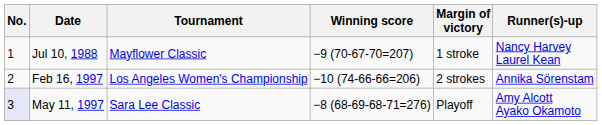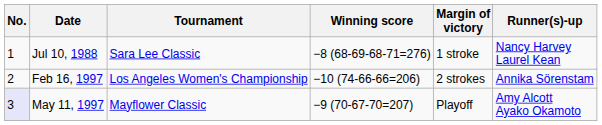(158, 53) Mayflower Classic -> (155, 53) Sara Lee Classic
(363, 53) −9 (70-67-70=207) -> (372, 53) −8 (68-69-68-71=276)
(155, 105) Sara Lee Classic -> (158, 105) Mayflower Classic
(372, 105) −8 (68-69-68-71=276) -> (363, 105) −9 (70-67-70=207)
